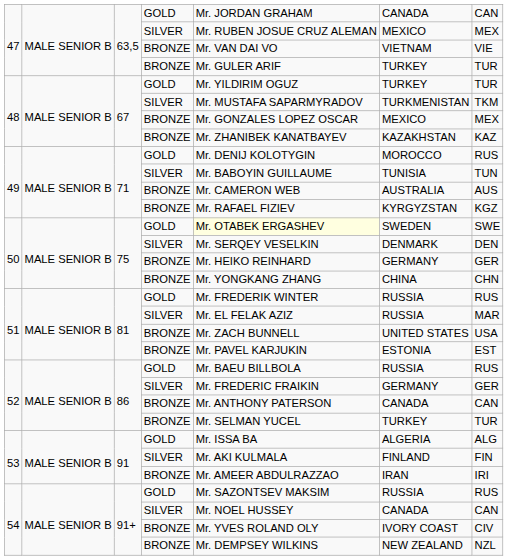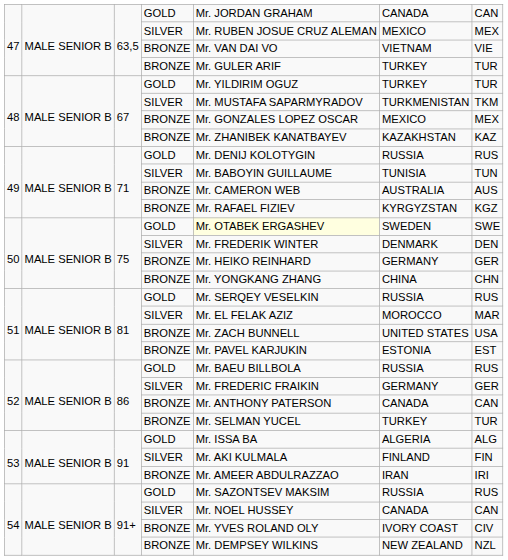(412, 155) MOROCCO -> (403, 155) RUSSIA
(257, 244) Mr. SERQEY VESELKIN -> (257, 244) Mr. FREDERIK WINTER
(257, 297) Mr. FREDERIK WINTER -> (257, 297) Mr. SERQEY VESELKIN
(403, 315) RUSSIA -> (412, 315) MOROCCO
